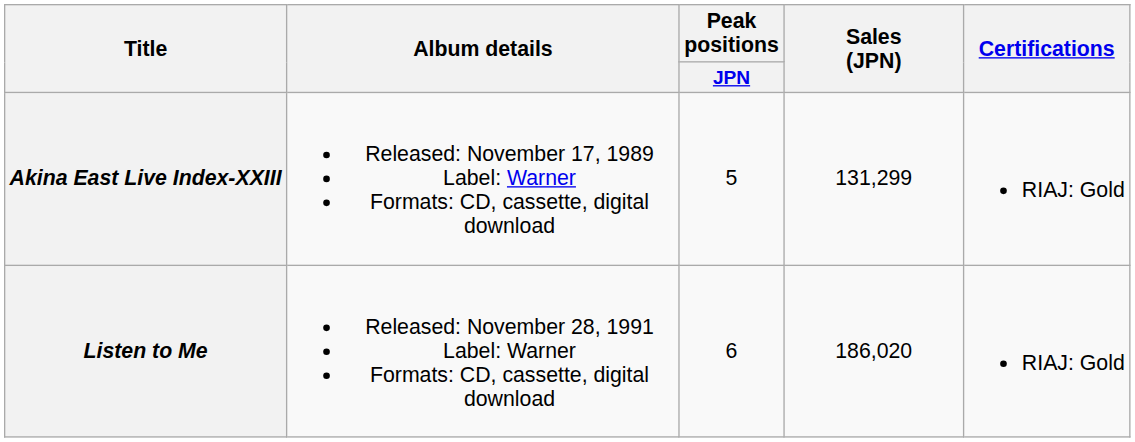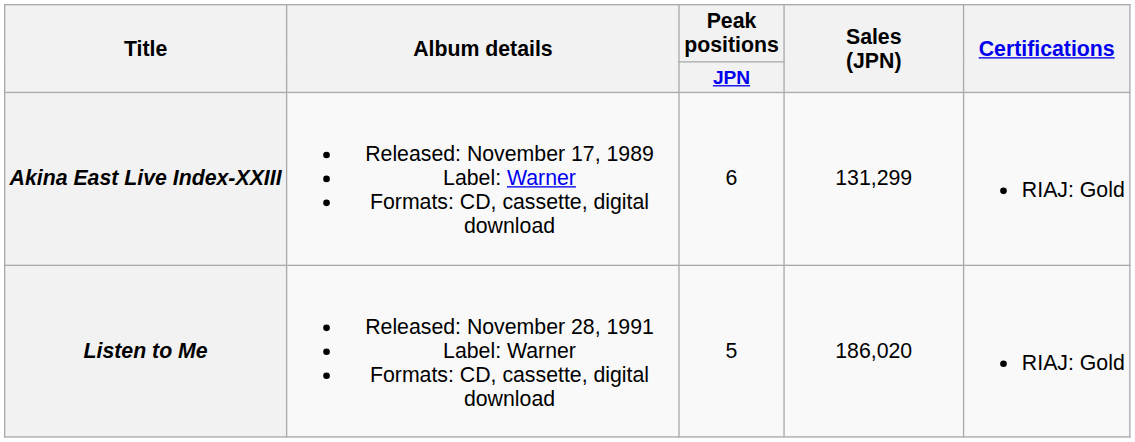(732, 178) 5 -> (732, 178) 6
(732, 350) 6 -> (732, 350) 5
